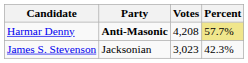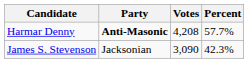(219, 31) khaki background -> (219, 31) no background
(186, 49) 3,023 -> (186, 49) 3,090
